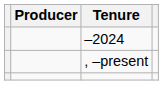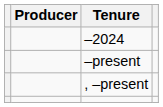+ row: (112, 61)
